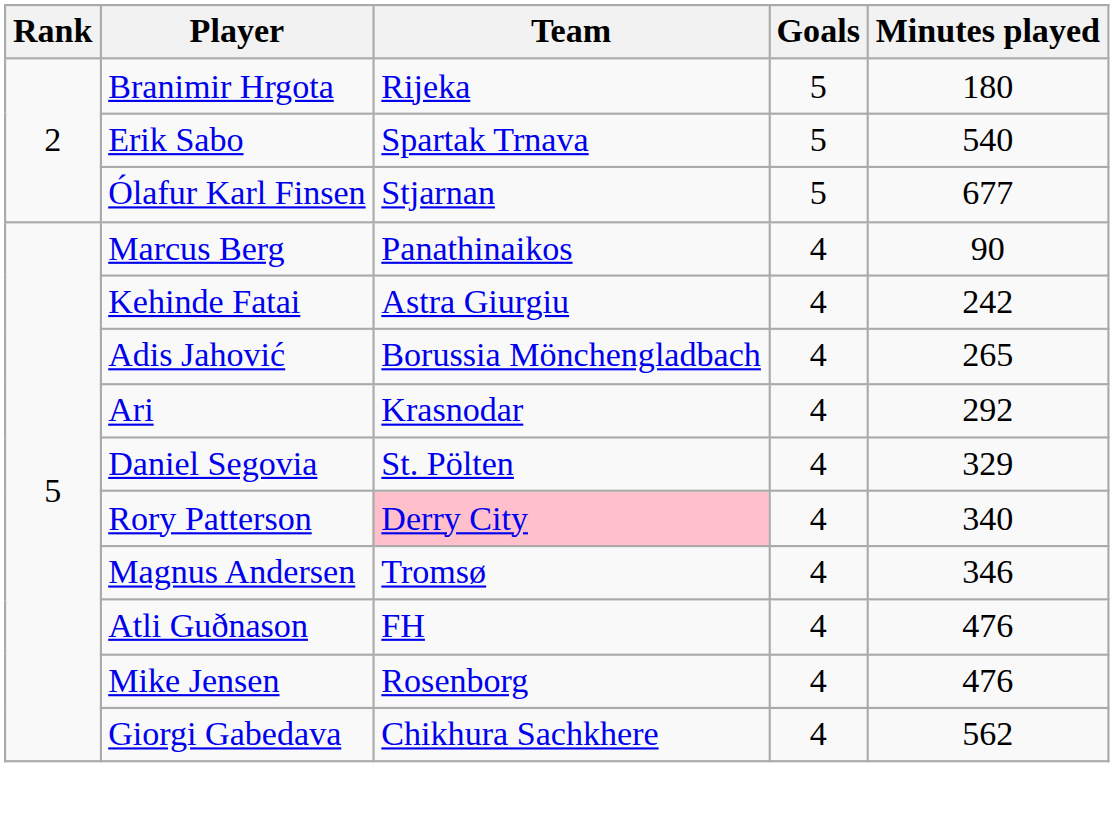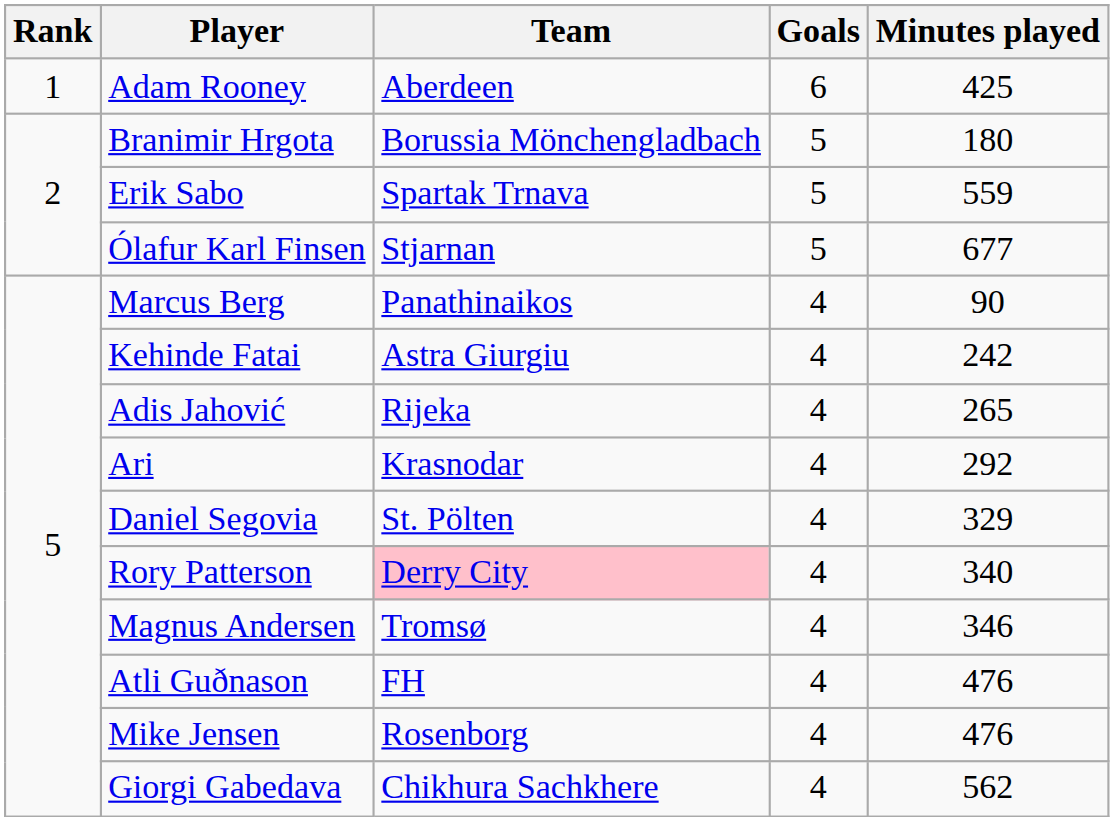+ row: (207, 85)
(426, 85) Rijeka -> (571, 139) Borussia Mönchengladbach
(988, 139) 540 -> (988, 193) 559
(571, 355) Borussia Mönchengladbach -> (426, 409) Rijeka
